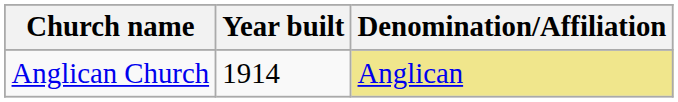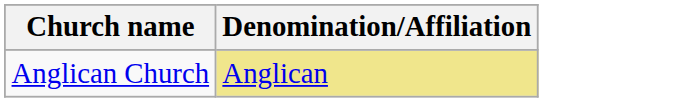- column: (283, 27)
